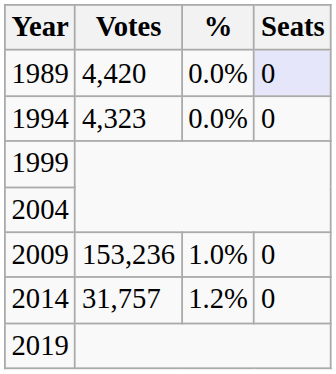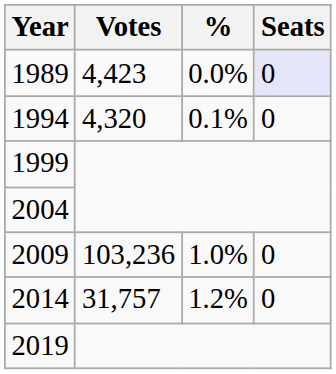(114, 72) 4,420 -> (114, 72) 4,423
(114, 118) 4,323 -> (114, 118) 4,320
(218, 118) 0.0% -> (218, 118) 0.1%
(129, 254) 153,236 -> (129, 254) 103,236
